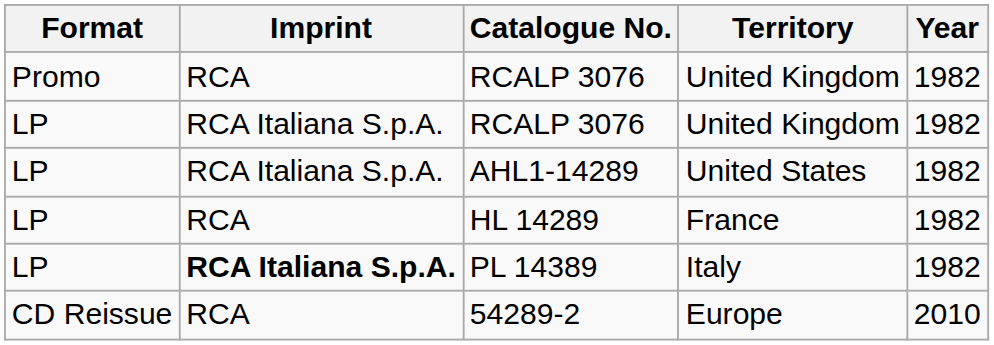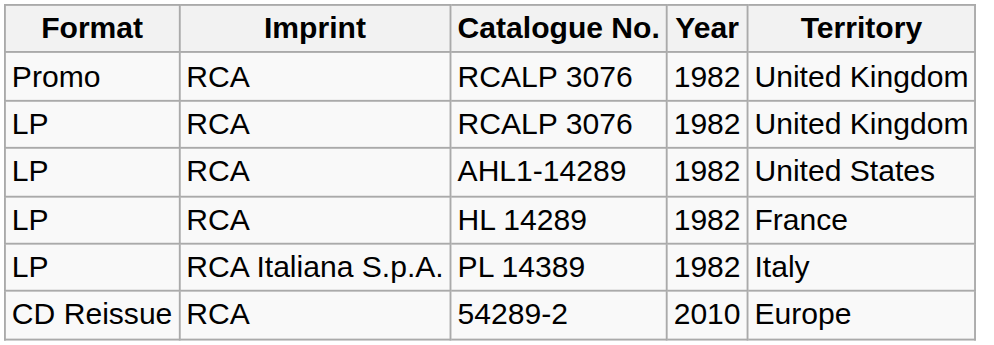columns swapped: (793, 28) <-> (947, 28)
(315, 123) RCA Italiana S.p.A. -> (218, 123) RCA
(315, 171) RCA Italiana S.p.A. -> (218, 171) RCA
(321, 266) bold -> (315, 266) normal
